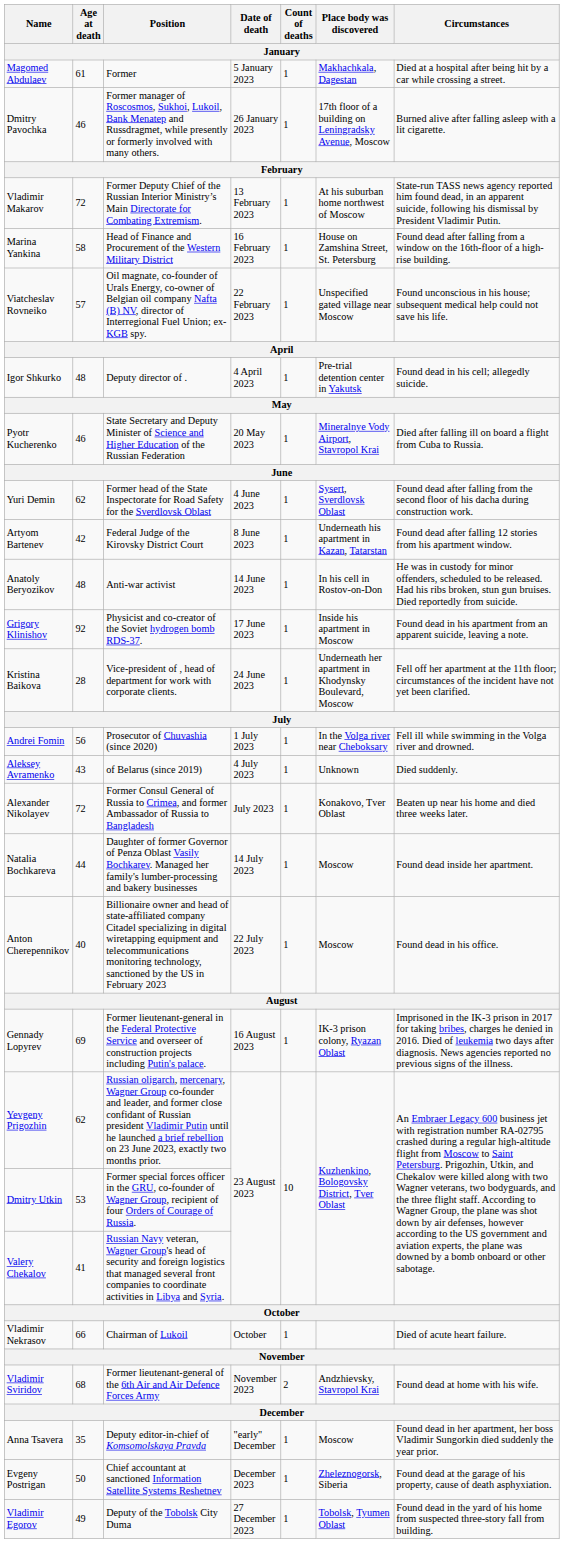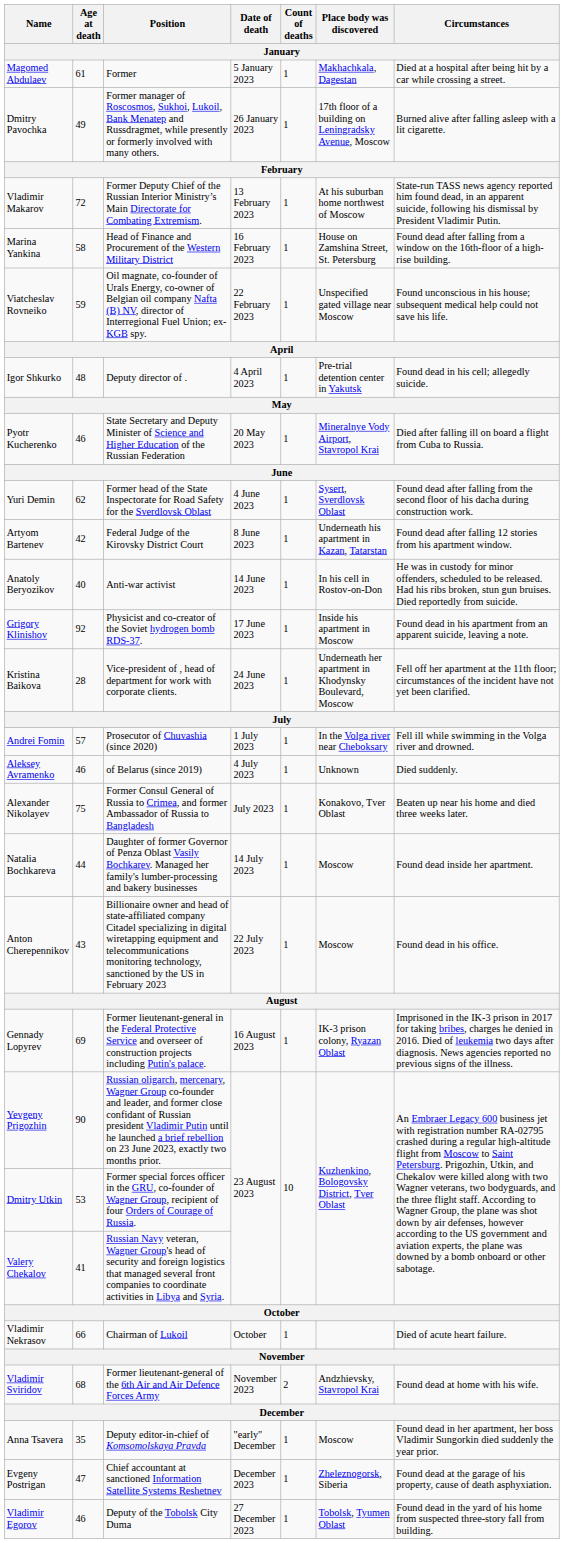(81, 124) 46 -> (81, 124) 49
(81, 304) 57 -> (81, 304) 59
(81, 584) 48 -> (81, 584) 40
(81, 741) 56 -> (81, 741) 57
(81, 769) 43 -> (81, 769) 46
(81, 808) 72 -> (81, 808) 75
(81, 944) 40 -> (81, 944) 43
(81, 1120) 62 -> (81, 1120) 90
(81, 1479) 50 -> (81, 1479) 47
(81, 1518) 49 -> (81, 1518) 46
